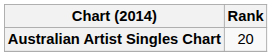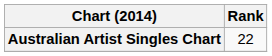(246, 39) 20 -> (246, 39) 22
